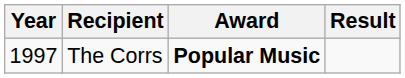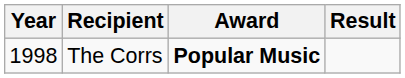(33, 55) 1997 -> (33, 55) 1998
